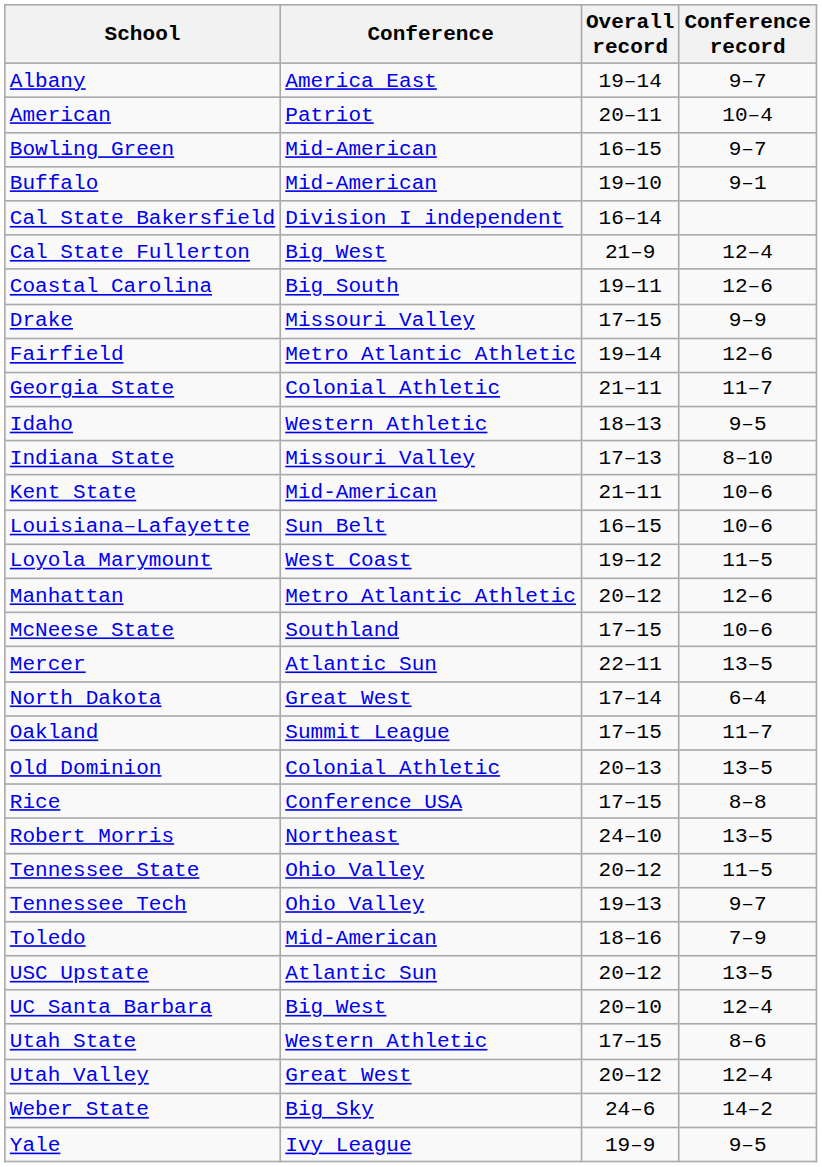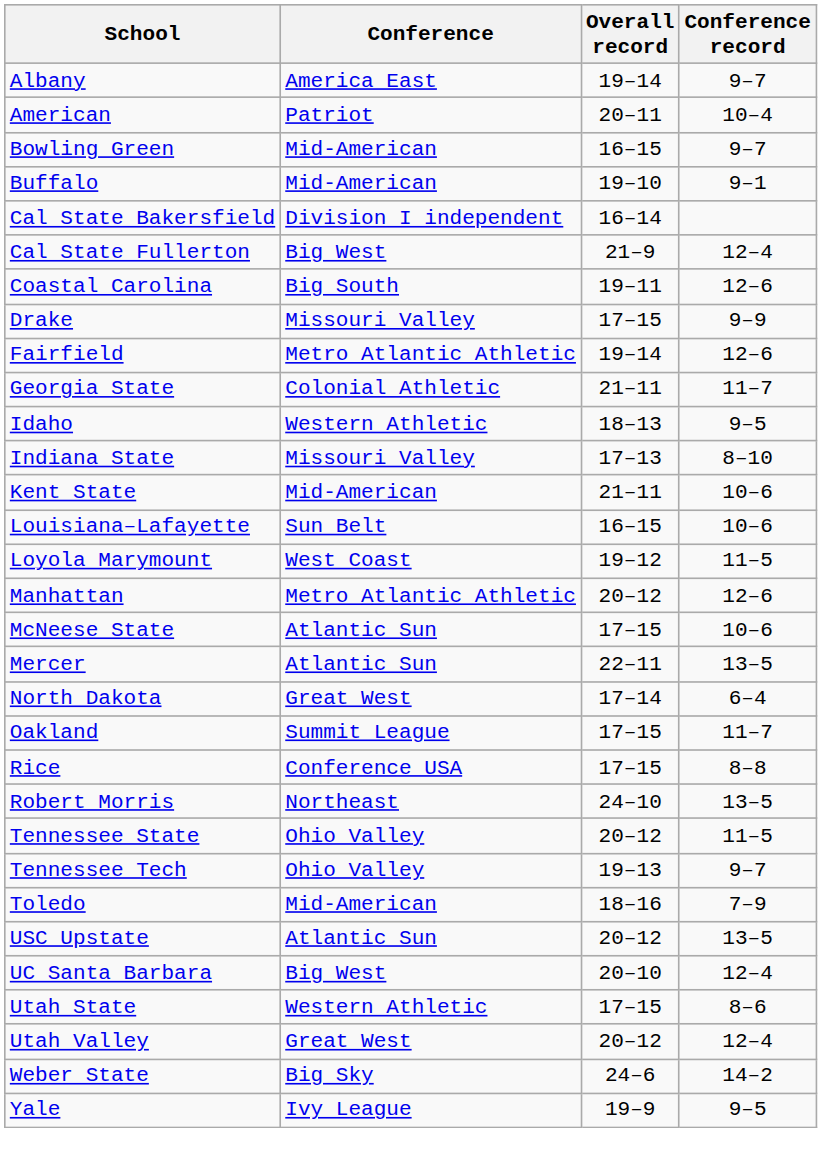(342, 630) Southland -> (361, 630) Atlantic Sun
- row: (86, 767)
